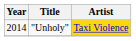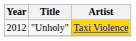(17, 28) 2014 -> (17, 28) 2012
